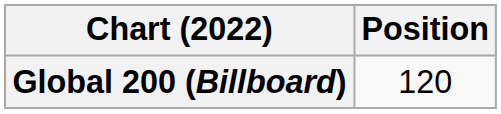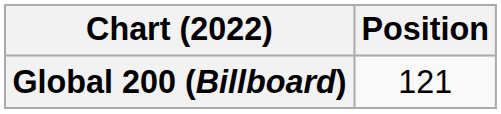(425, 81) 120 -> (425, 81) 121
